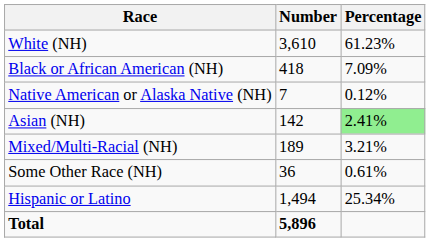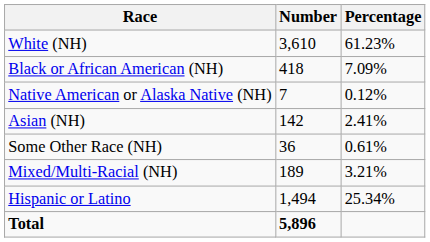(366, 120) lightgreen background -> (366, 120) no background
rows swapped: (85, 172) <-> (93, 146)
